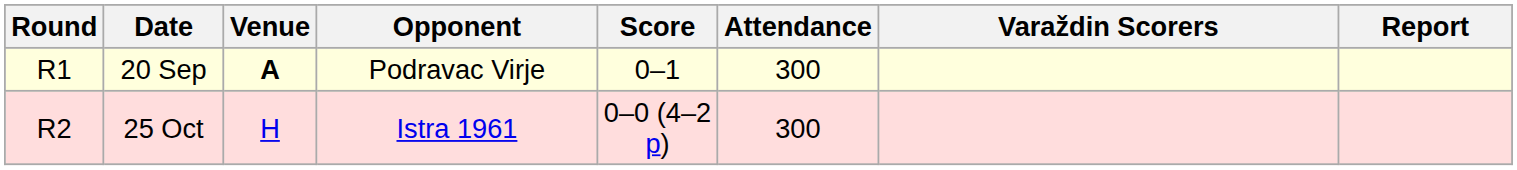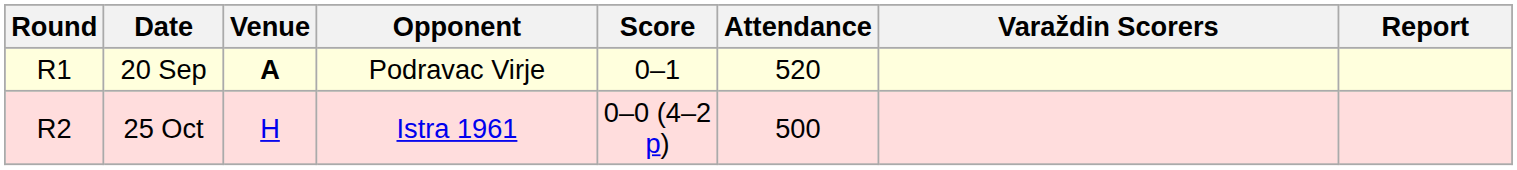(798, 70) 300 -> (798, 70) 520
(798, 128) 300 -> (798, 128) 500
